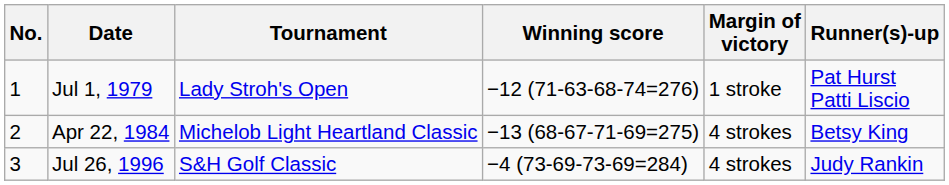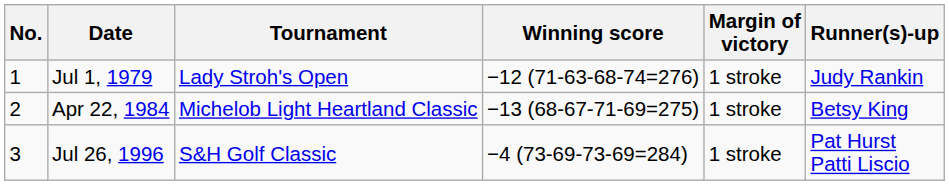(860, 88) Pat Hurst Patti Liscio -> (867, 77) Judy Rankin
(750, 132) 4 strokes -> (745, 109) 1 stroke
(750, 164) 4 strokes -> (745, 153) 1 stroke
(867, 164) Judy Rankin -> (860, 153) Pat Hurst Patti Liscio
